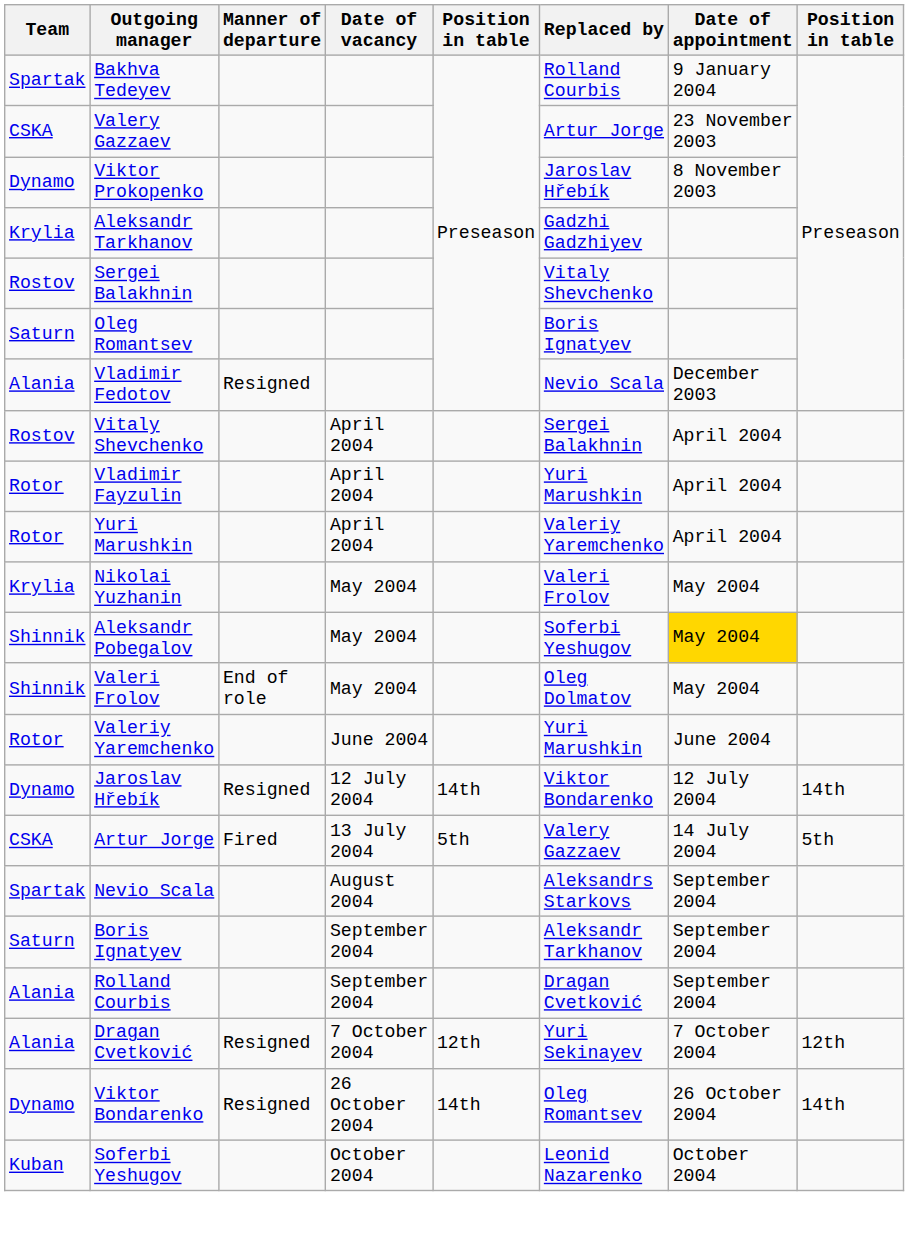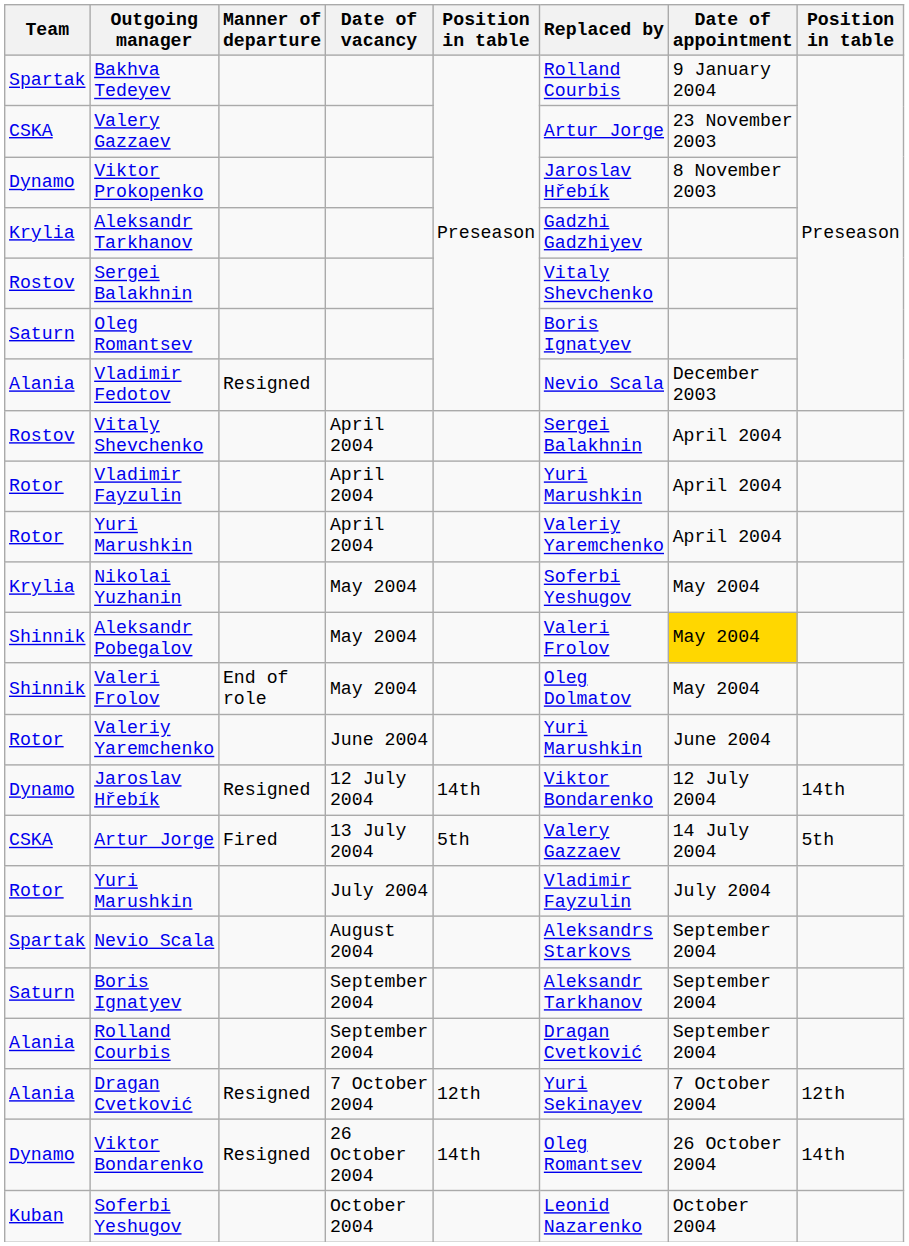(577, 587) Valeri Frolov -> (588, 587) Soferbi Yeshugov
(588, 638) Soferbi Yeshugov -> (577, 638) Valeri Frolov
+ row: (143, 891)
